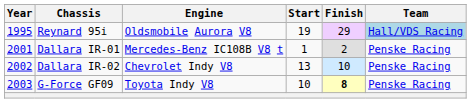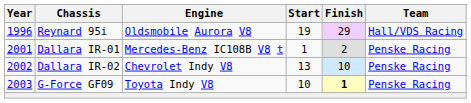(20, 31) 1995 -> (20, 31) 1996
(416, 31) lightblue background -> (416, 31) no background
(344, 84) 8 -> (344, 84) 1
